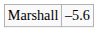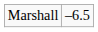(77, 15) –5.6 -> (77, 15) –6.5
